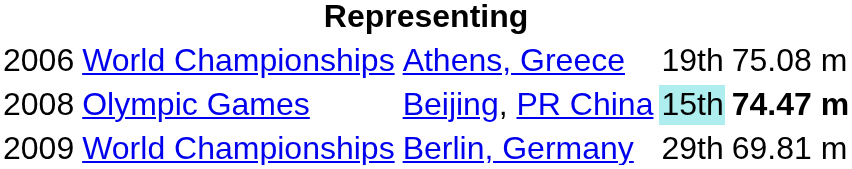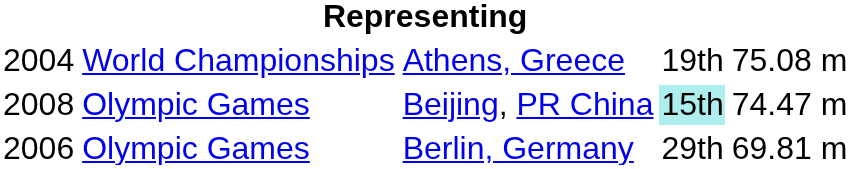(39, 60) 2006 -> (39, 60) 2004
(790, 104) bold -> (790, 104) normal
(39, 148) 2009 -> (39, 148) 2006
(238, 148) World Championships -> (196, 148) Olympic Games
